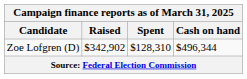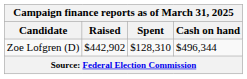(105, 47) $342,902 -> (105, 47) $442,902
